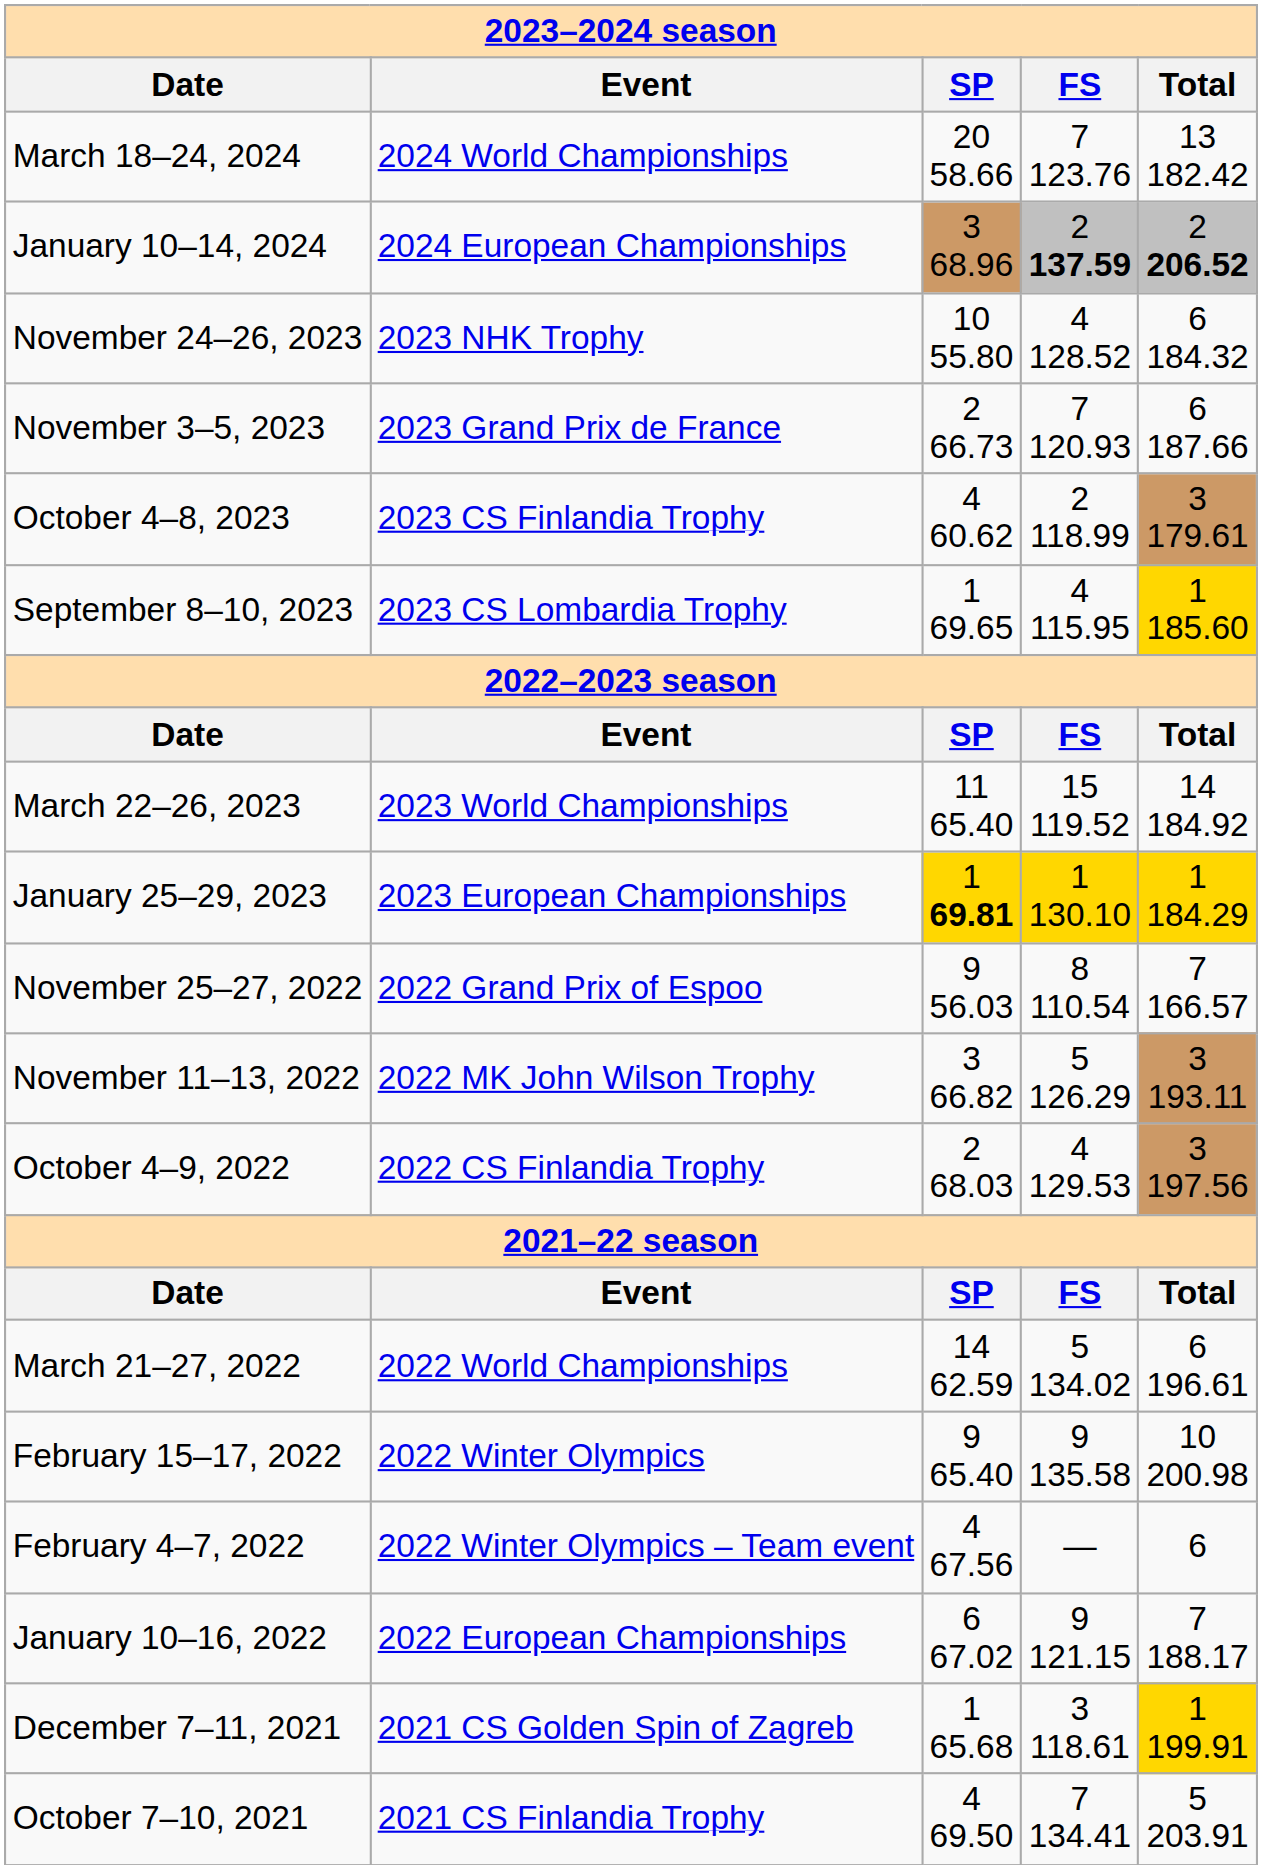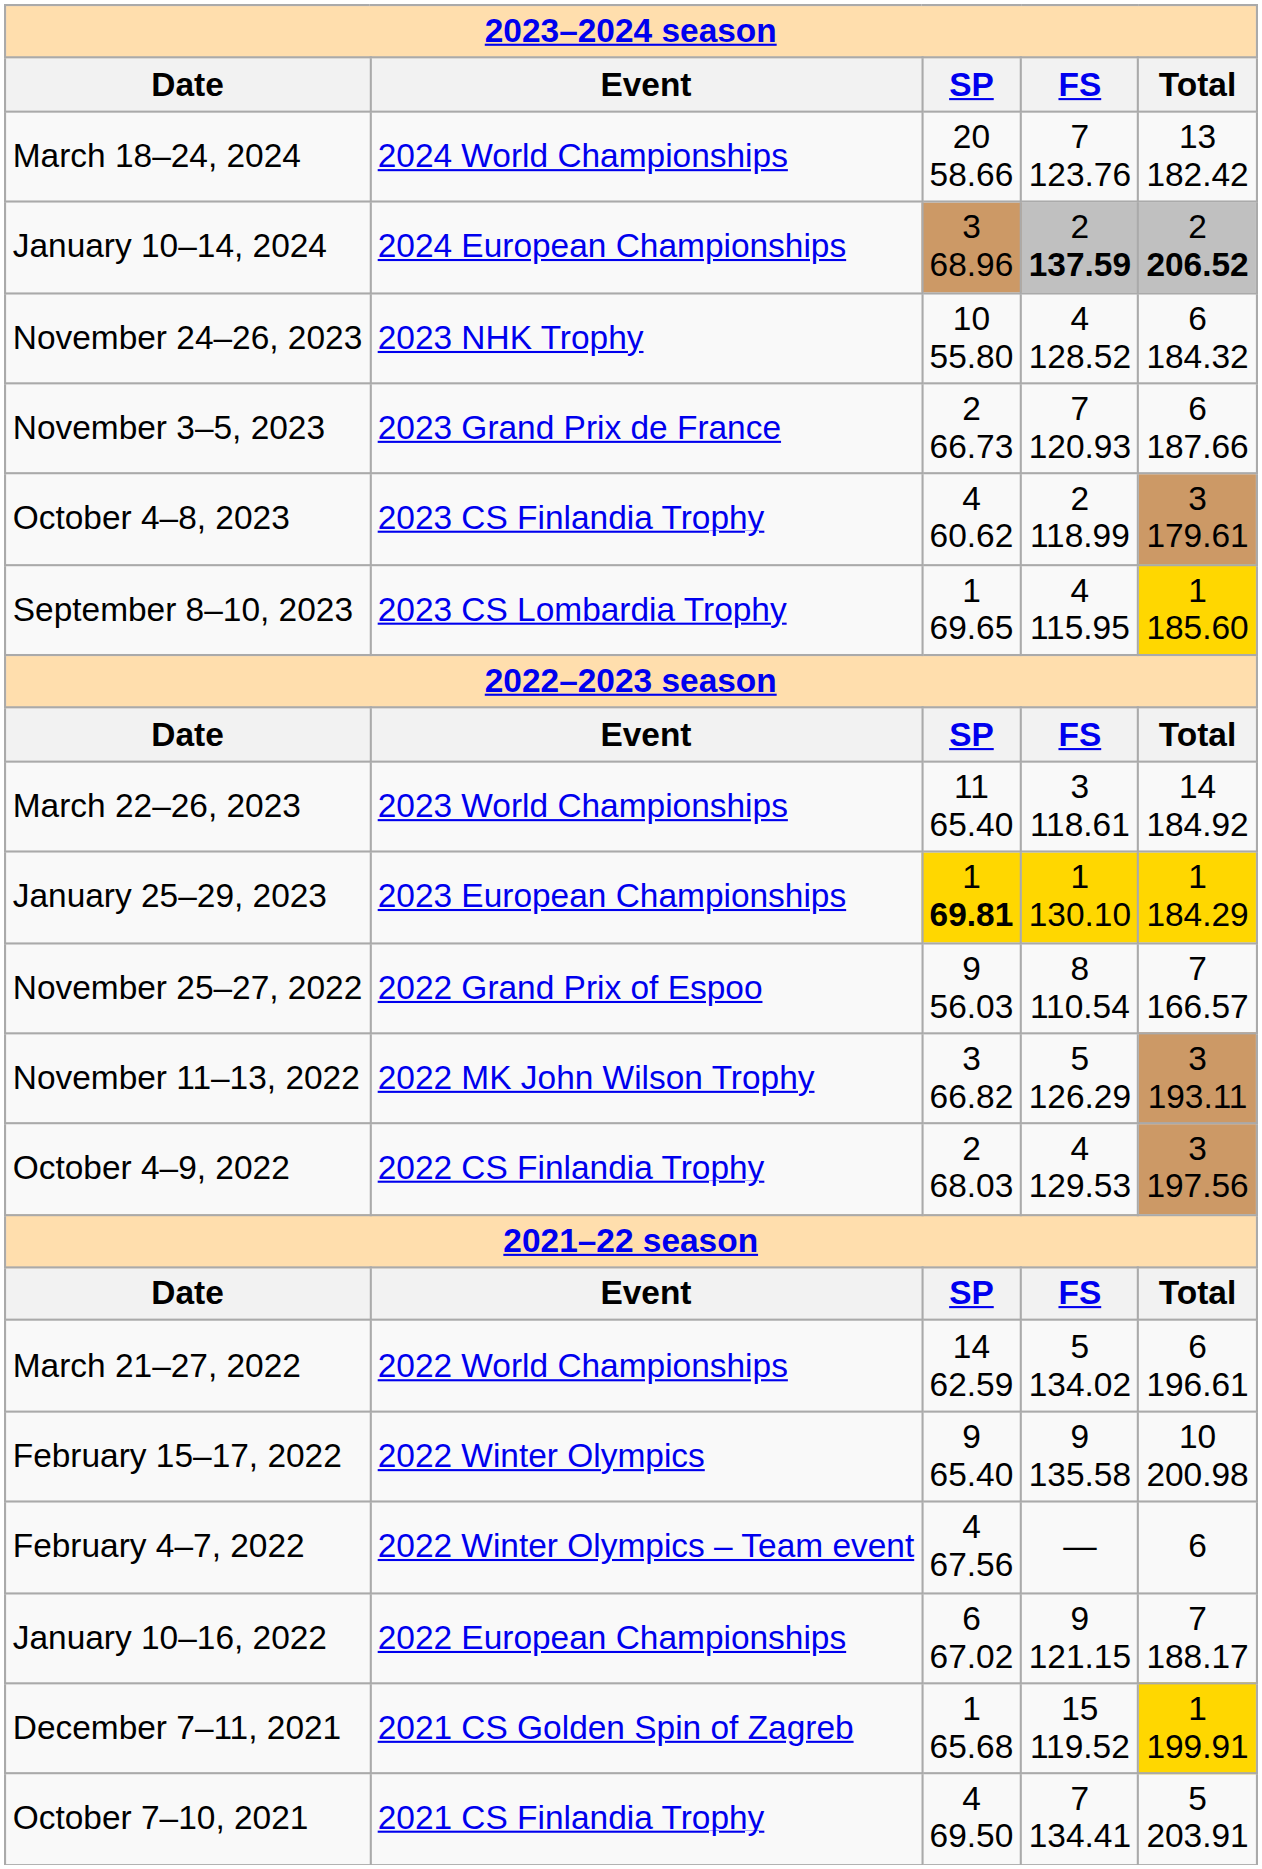(1080, 805) 15 119.52 -> (1080, 805) 3 118.61
(1080, 1727) 3 118.61 -> (1080, 1727) 15 119.52
